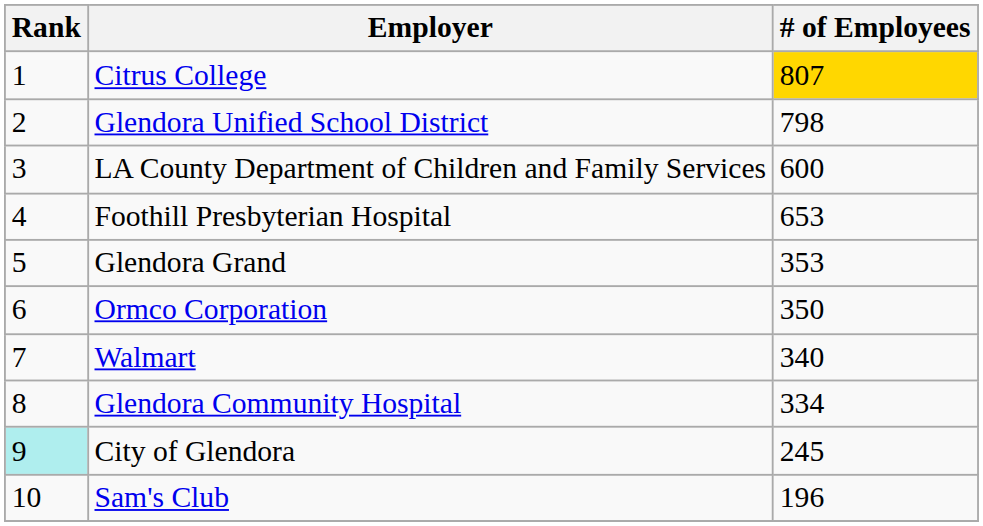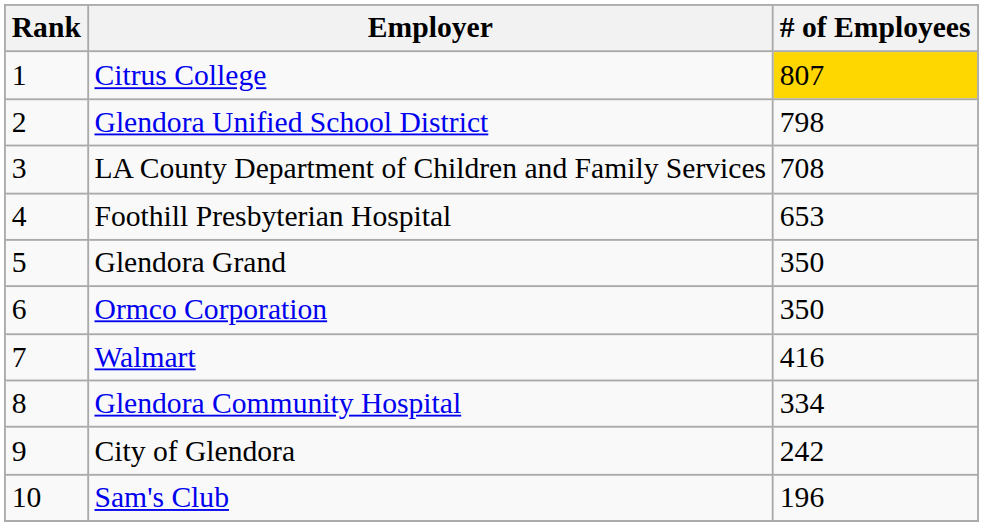(802, 168) 600 -> (802, 168) 708
(802, 262) 353 -> (802, 262) 350
(802, 356) 340 -> (802, 356) 416
(19, 450) paleturquoise background -> (19, 450) no background
(802, 450) 245 -> (802, 450) 242
